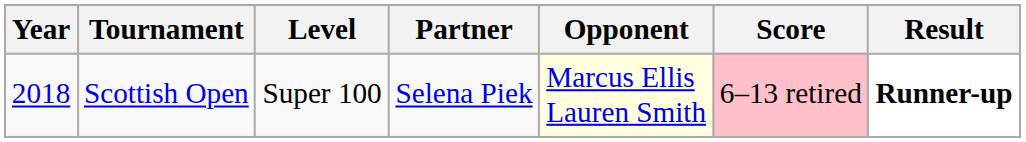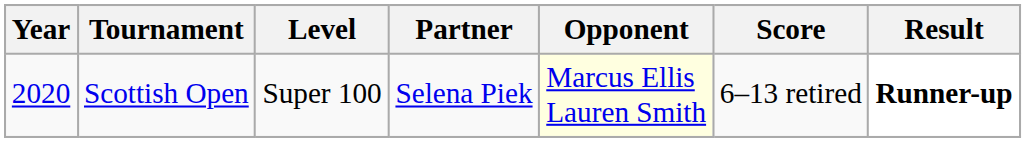(41, 94) 2018 -> (41, 94) 2020
(791, 94) pink background -> (791, 94) no background
